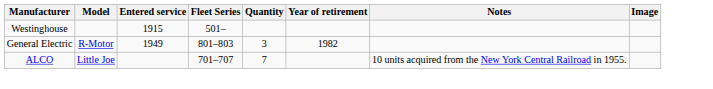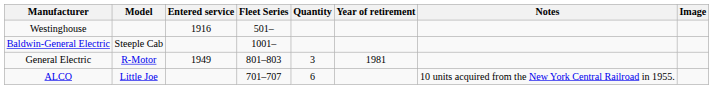(153, 28) 1915 -> (201, 28) 1916
+ row: (58, 44)
(328, 44) 1982 -> (376, 60) 1981
(264, 60) 7 -> (312, 76) 6
